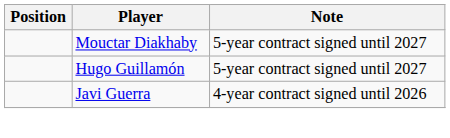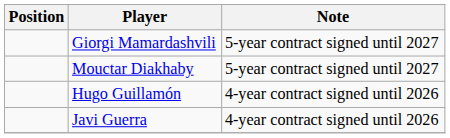+ row: (144, 42)
(320, 68) 5-year contract signed until 2027 -> (332, 94) 4-year contract signed until 2026
